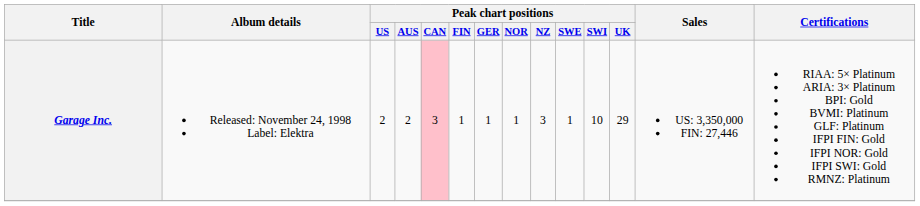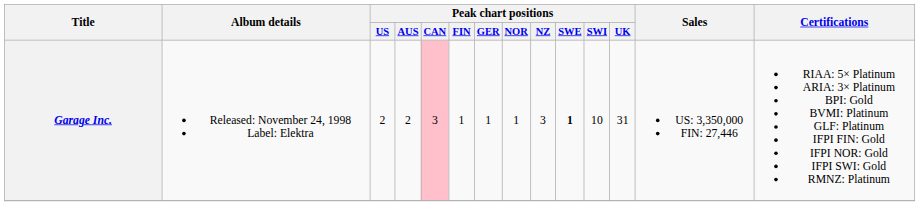(570, 120) normal -> (570, 120) bold
(623, 120) 29 -> (623, 120) 31
